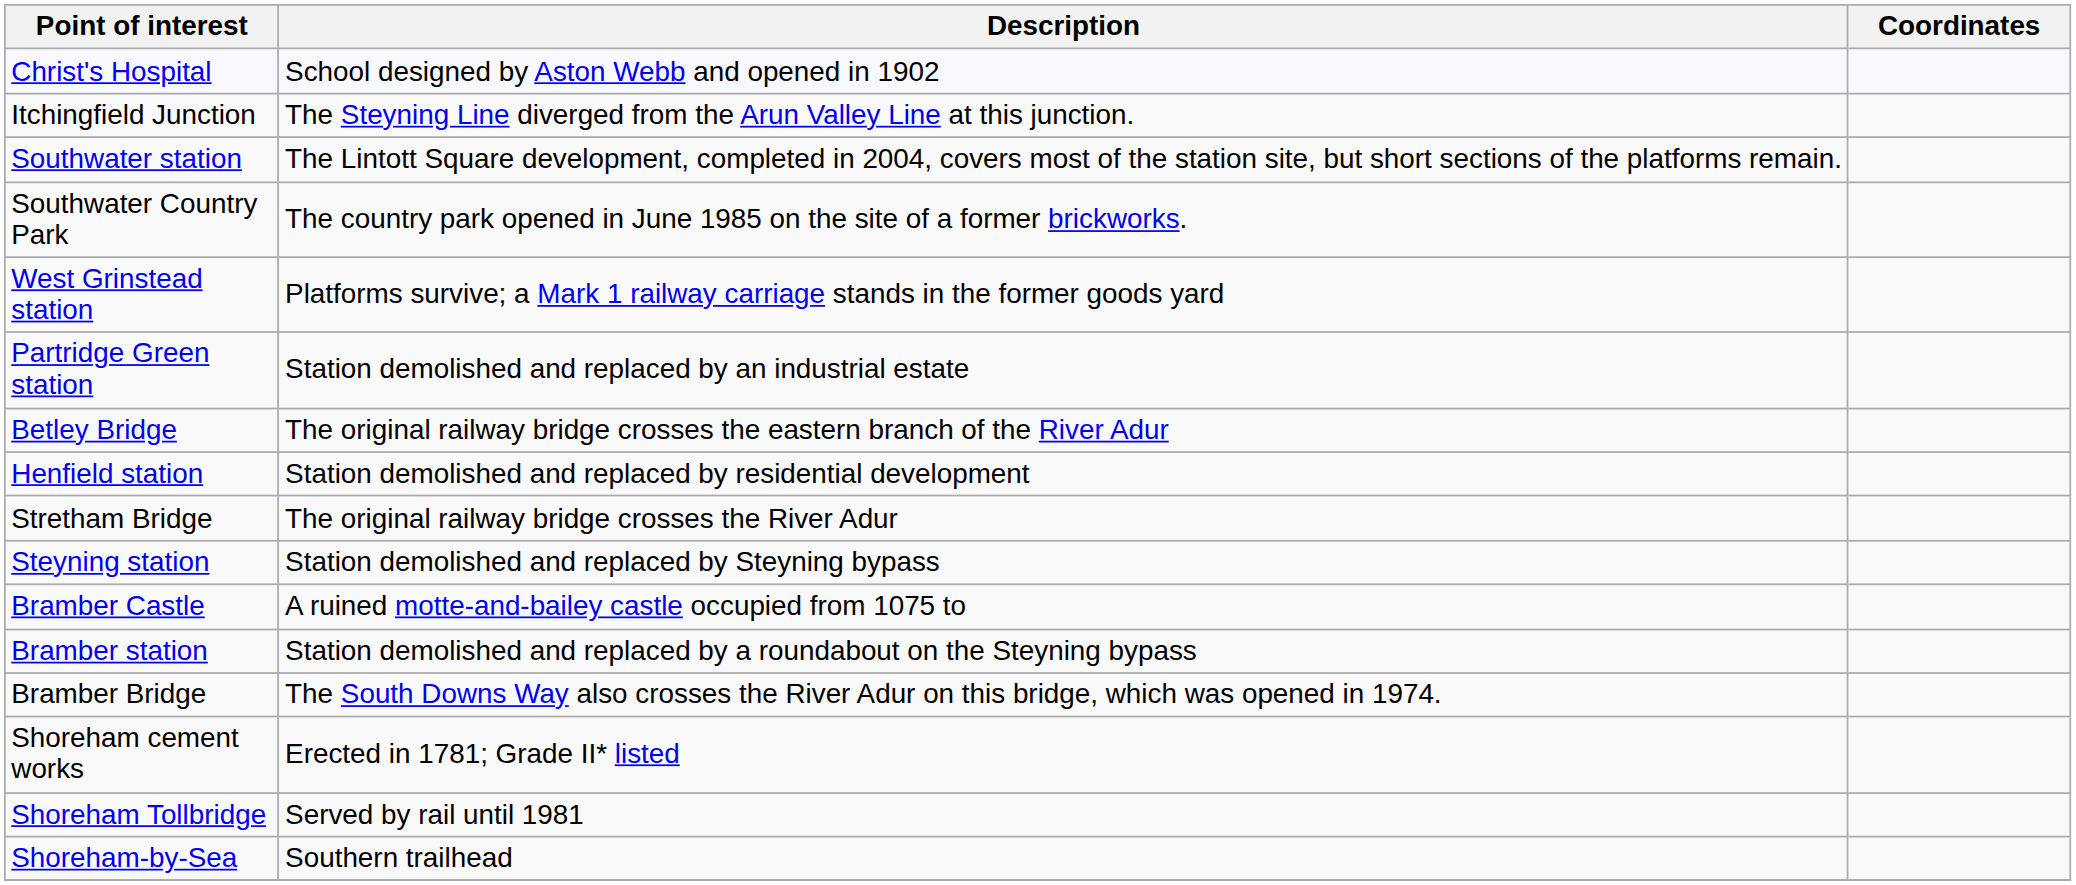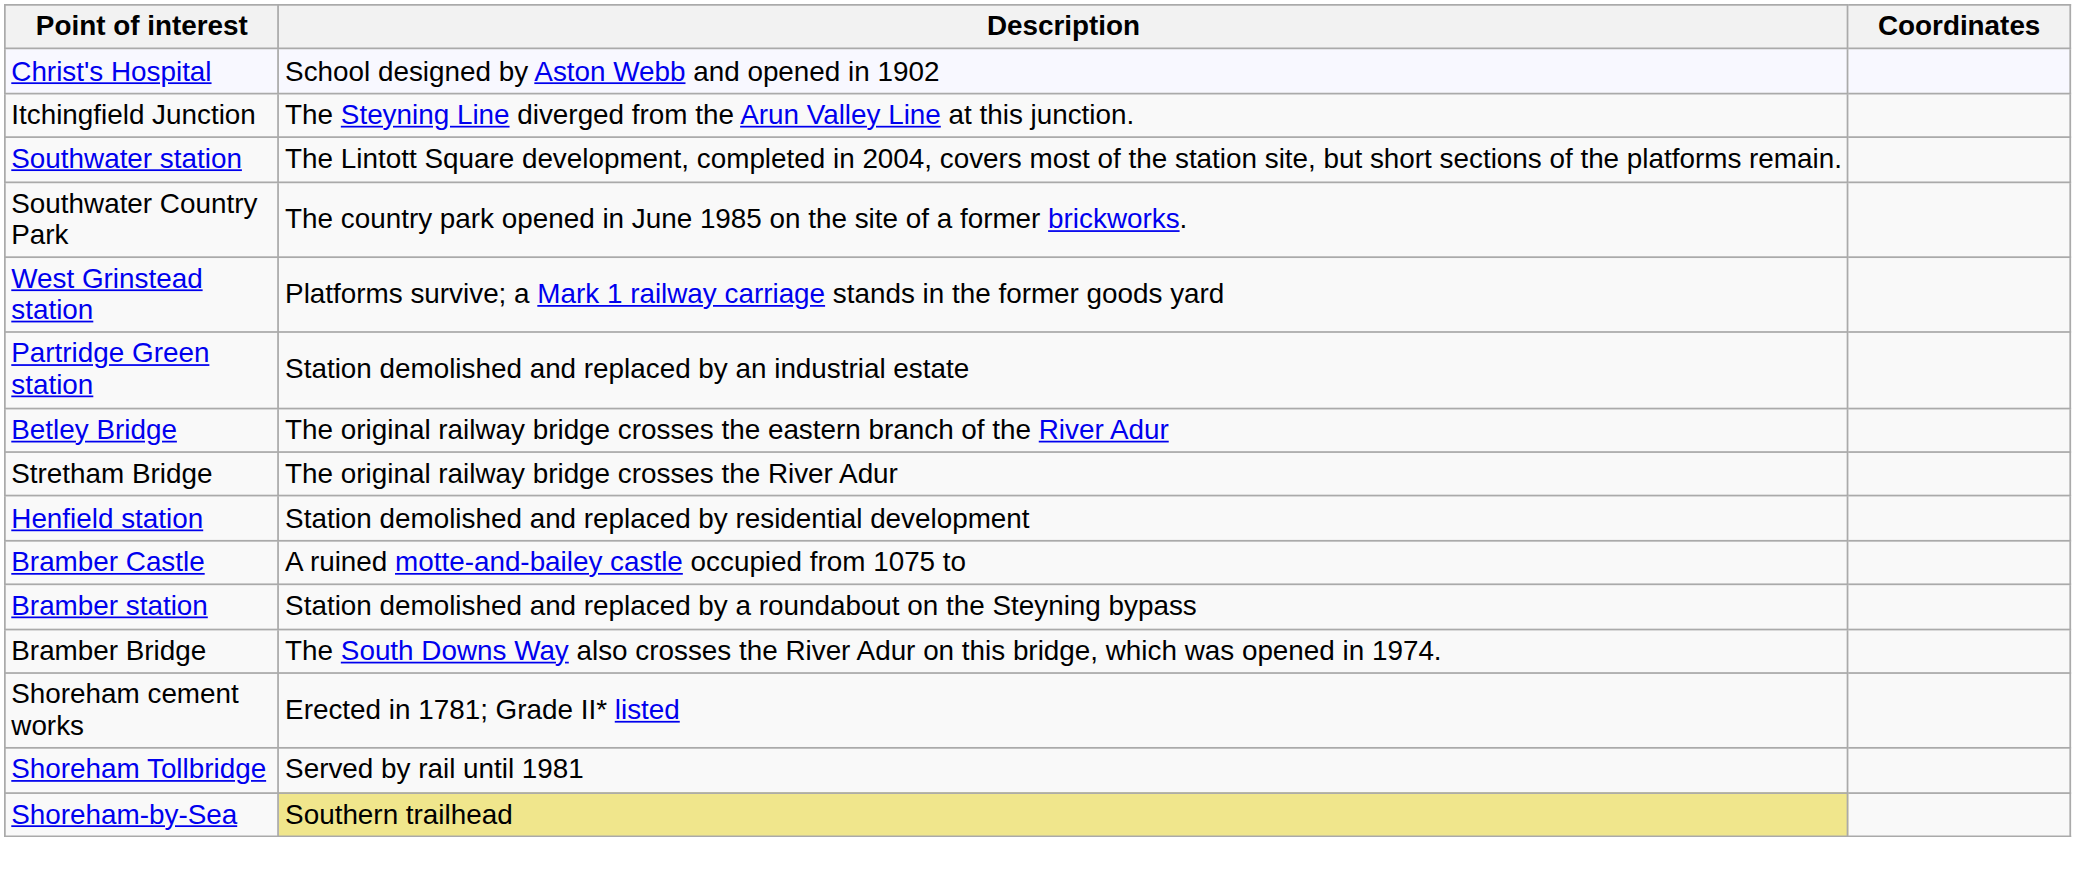rows swapped: (107, 473) <-> (112, 517)
- row: (110, 562)
(399, 858) no background -> (399, 814) khaki background
